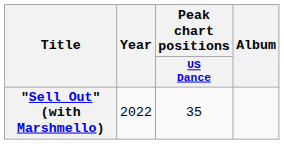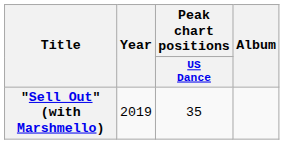(136, 113) 2022 -> (136, 113) 2019
